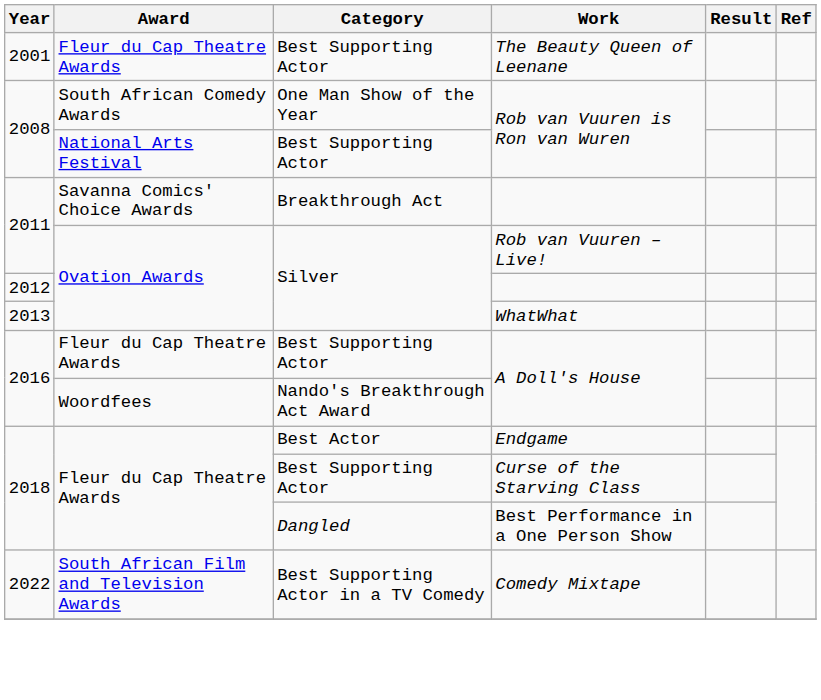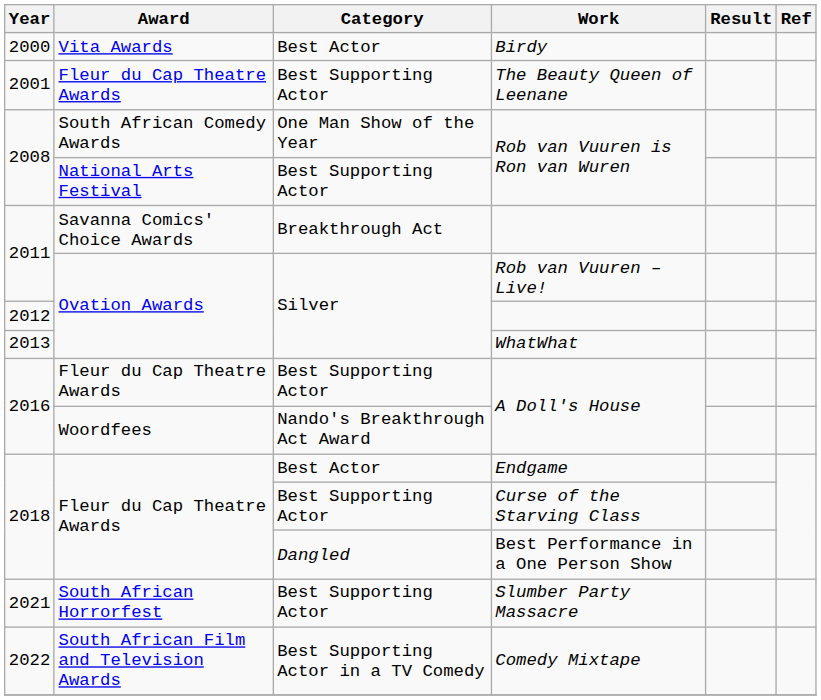+ row: (116, 47)
+ row: (126, 603)
